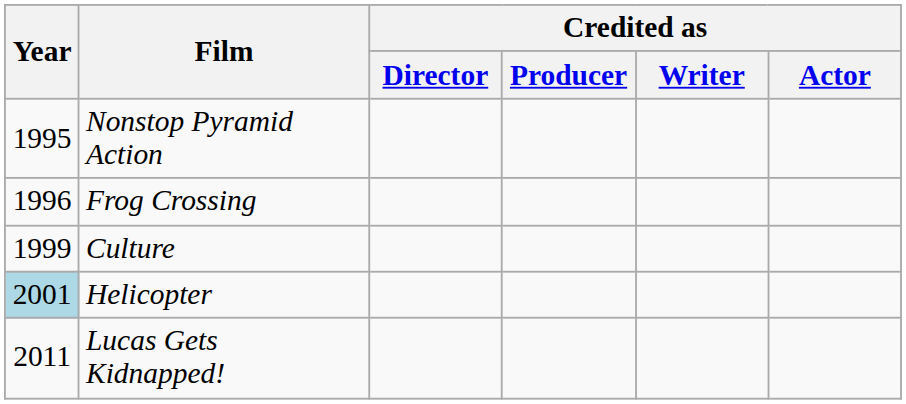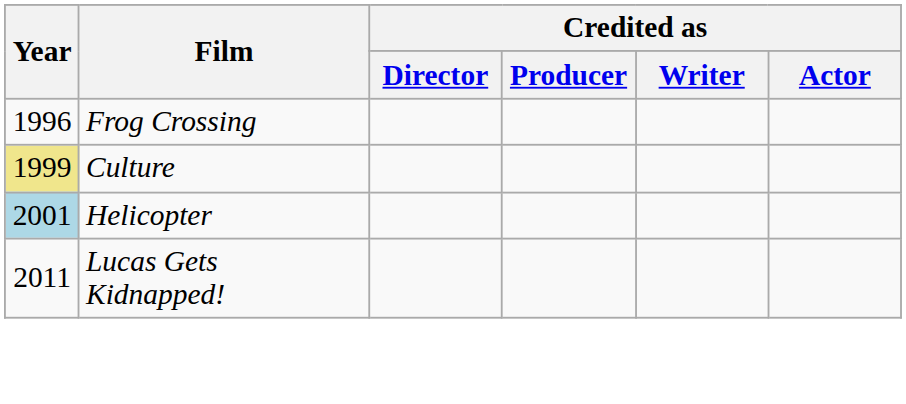- row: (189, 137)
(42, 247) no background -> (42, 167) khaki background
